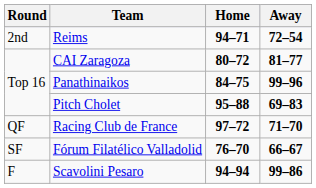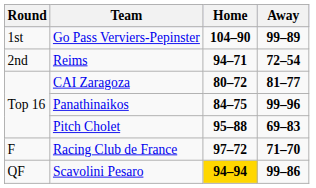+ row: (126, 38)
(16, 127) QF -> (11, 149) F
- row: (128, 149)
(11, 171) F -> (16, 171) QF
(232, 171) no background -> (230, 171) gold background
